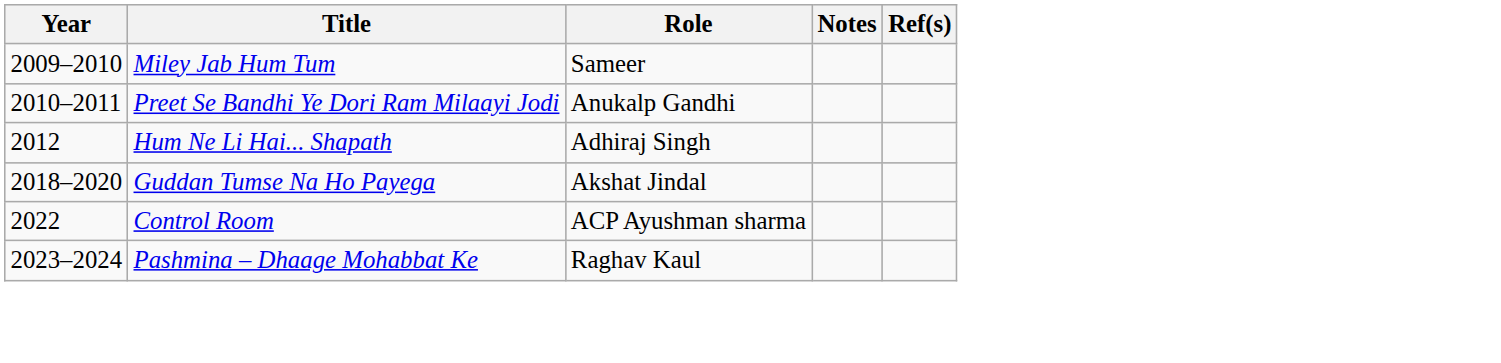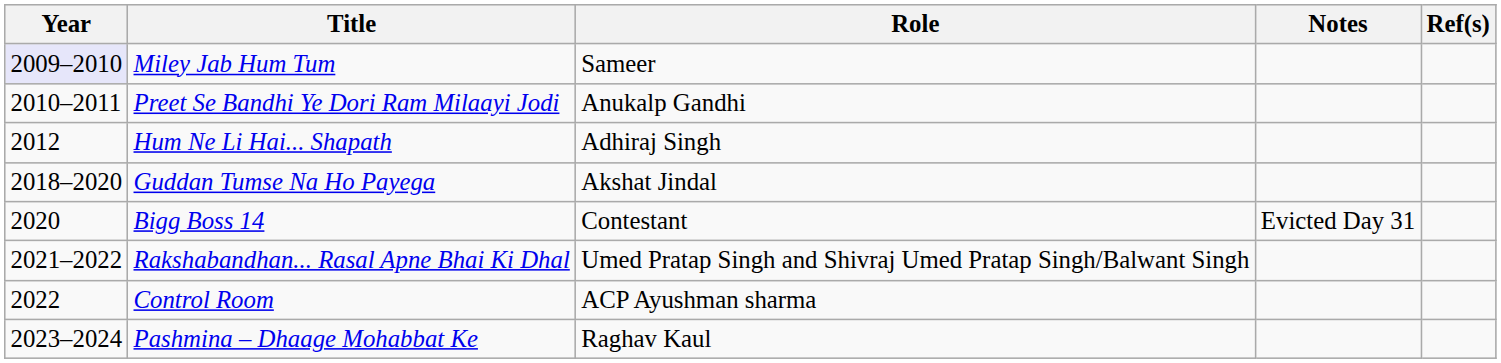(66, 63) no background -> (66, 63) lavender background
+ row: (199, 220)
+ row: (352, 260)
